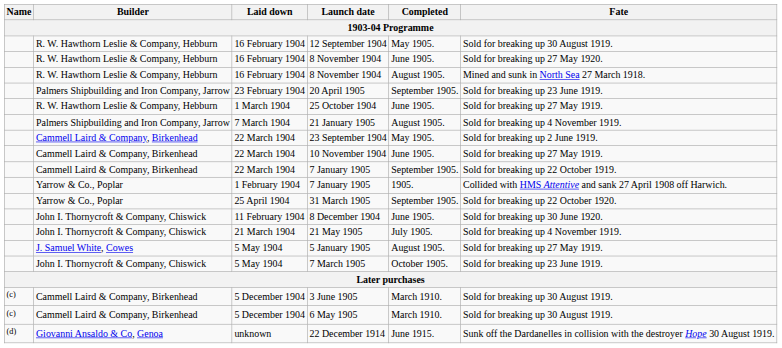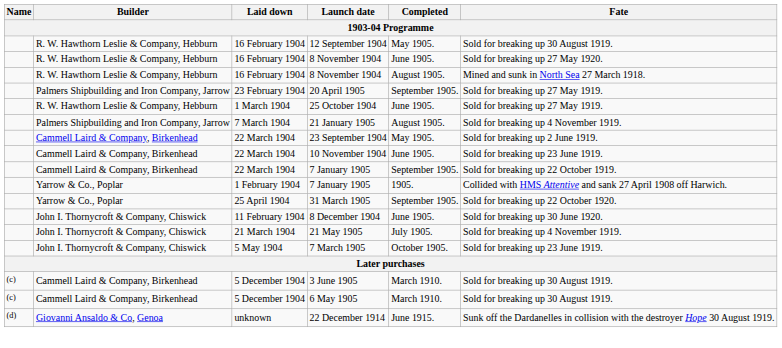(533, 91) Sold for breaking up 23 June 1919. -> (533, 91) Sold for breaking up 27 May 1919.
(533, 153) Sold for breaking up 27 May 1919. -> (533, 153) Sold for breaking up 23 June 1919.
- row: (258, 248)
